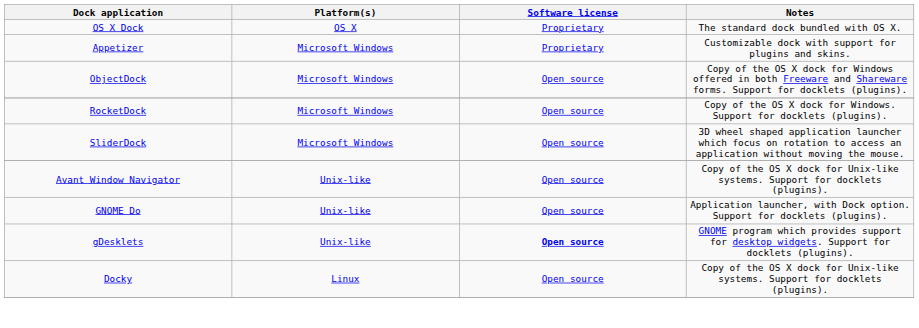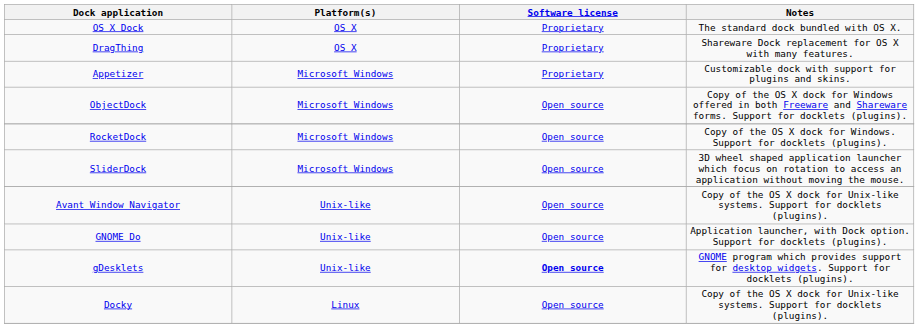+ row: (118, 48)
